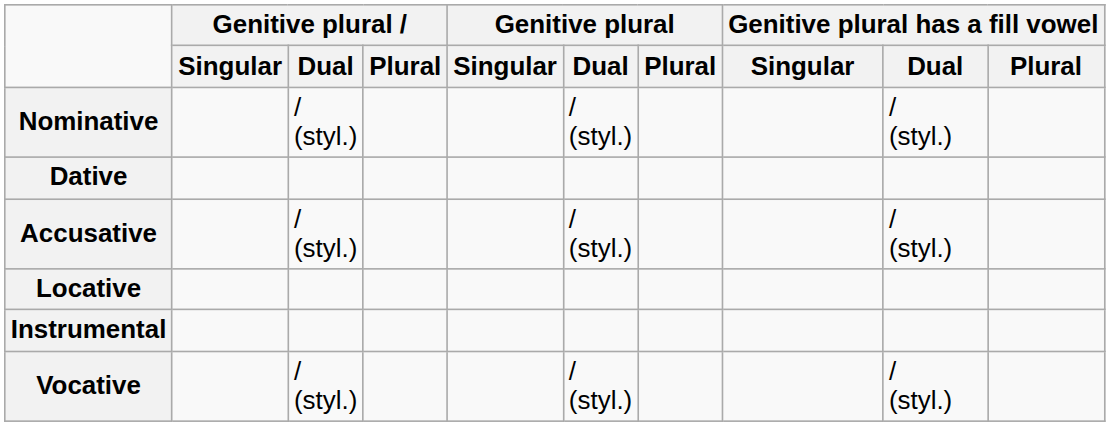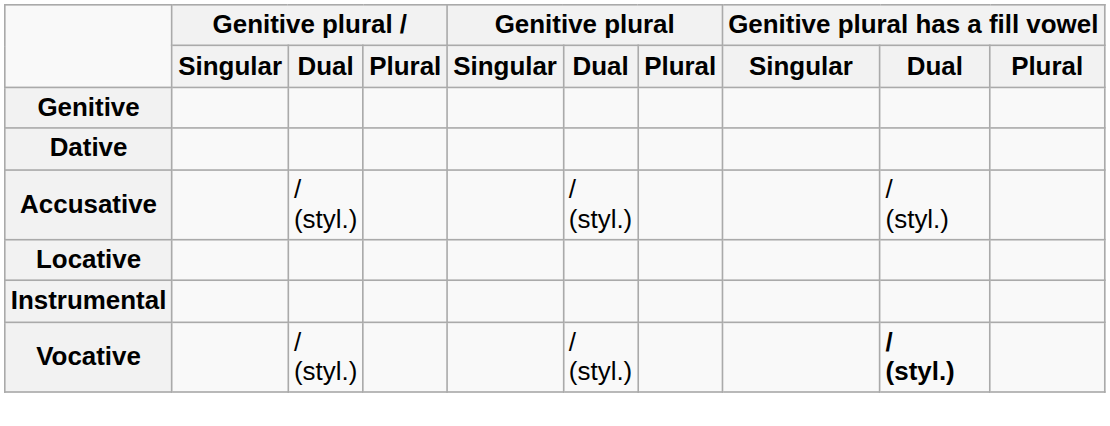- row: (89, 121)
+ row: (89, 107)
(921, 385) normal -> (920, 356) bold
